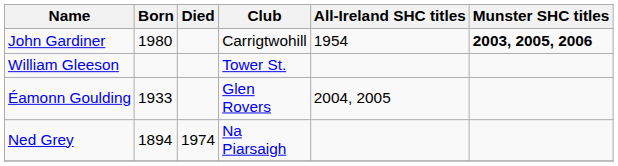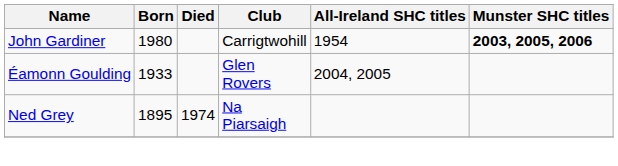- row: (64, 65)
(155, 140) 1894 -> (155, 115) 1895
